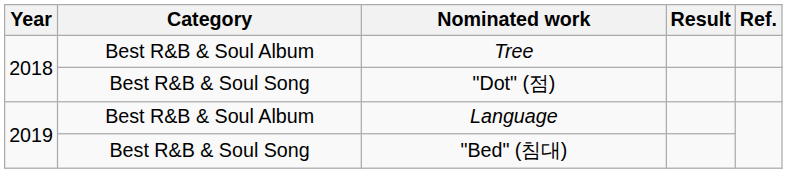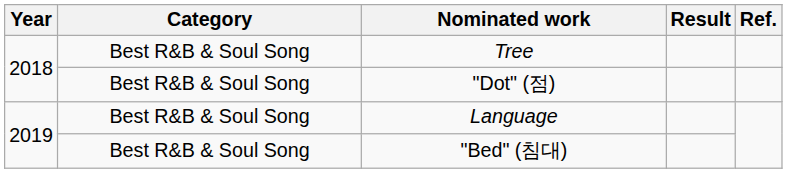(210, 51) Best R&B & Soul Album -> (210, 51) Best R&B & Soul Song
(210, 117) Best R&B & Soul Album -> (210, 117) Best R&B & Soul Song
